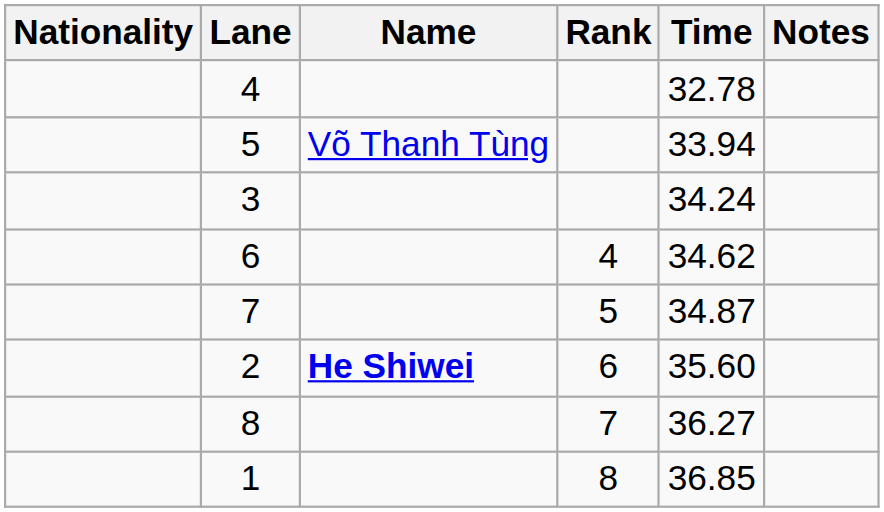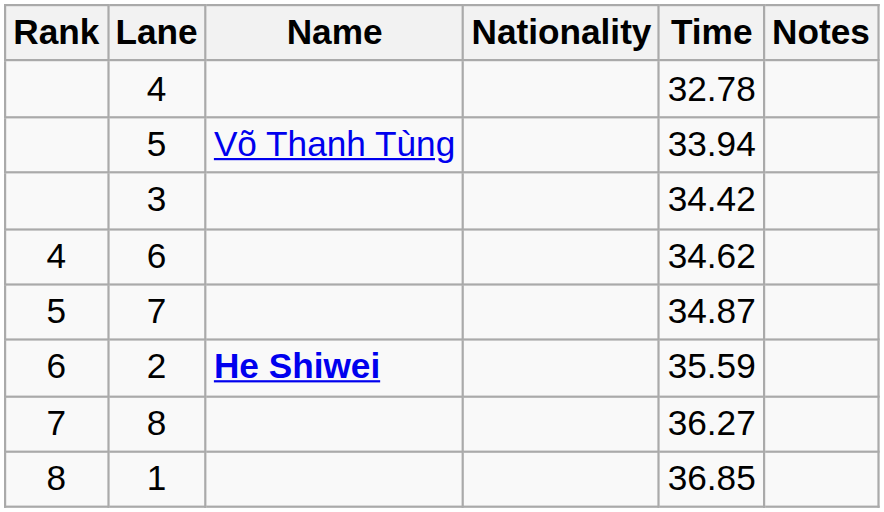columns swapped: (608, 32) <-> (103, 32)
(712, 199) 34.24 -> (712, 199) 34.42
(712, 367) 35.60 -> (712, 367) 35.59
